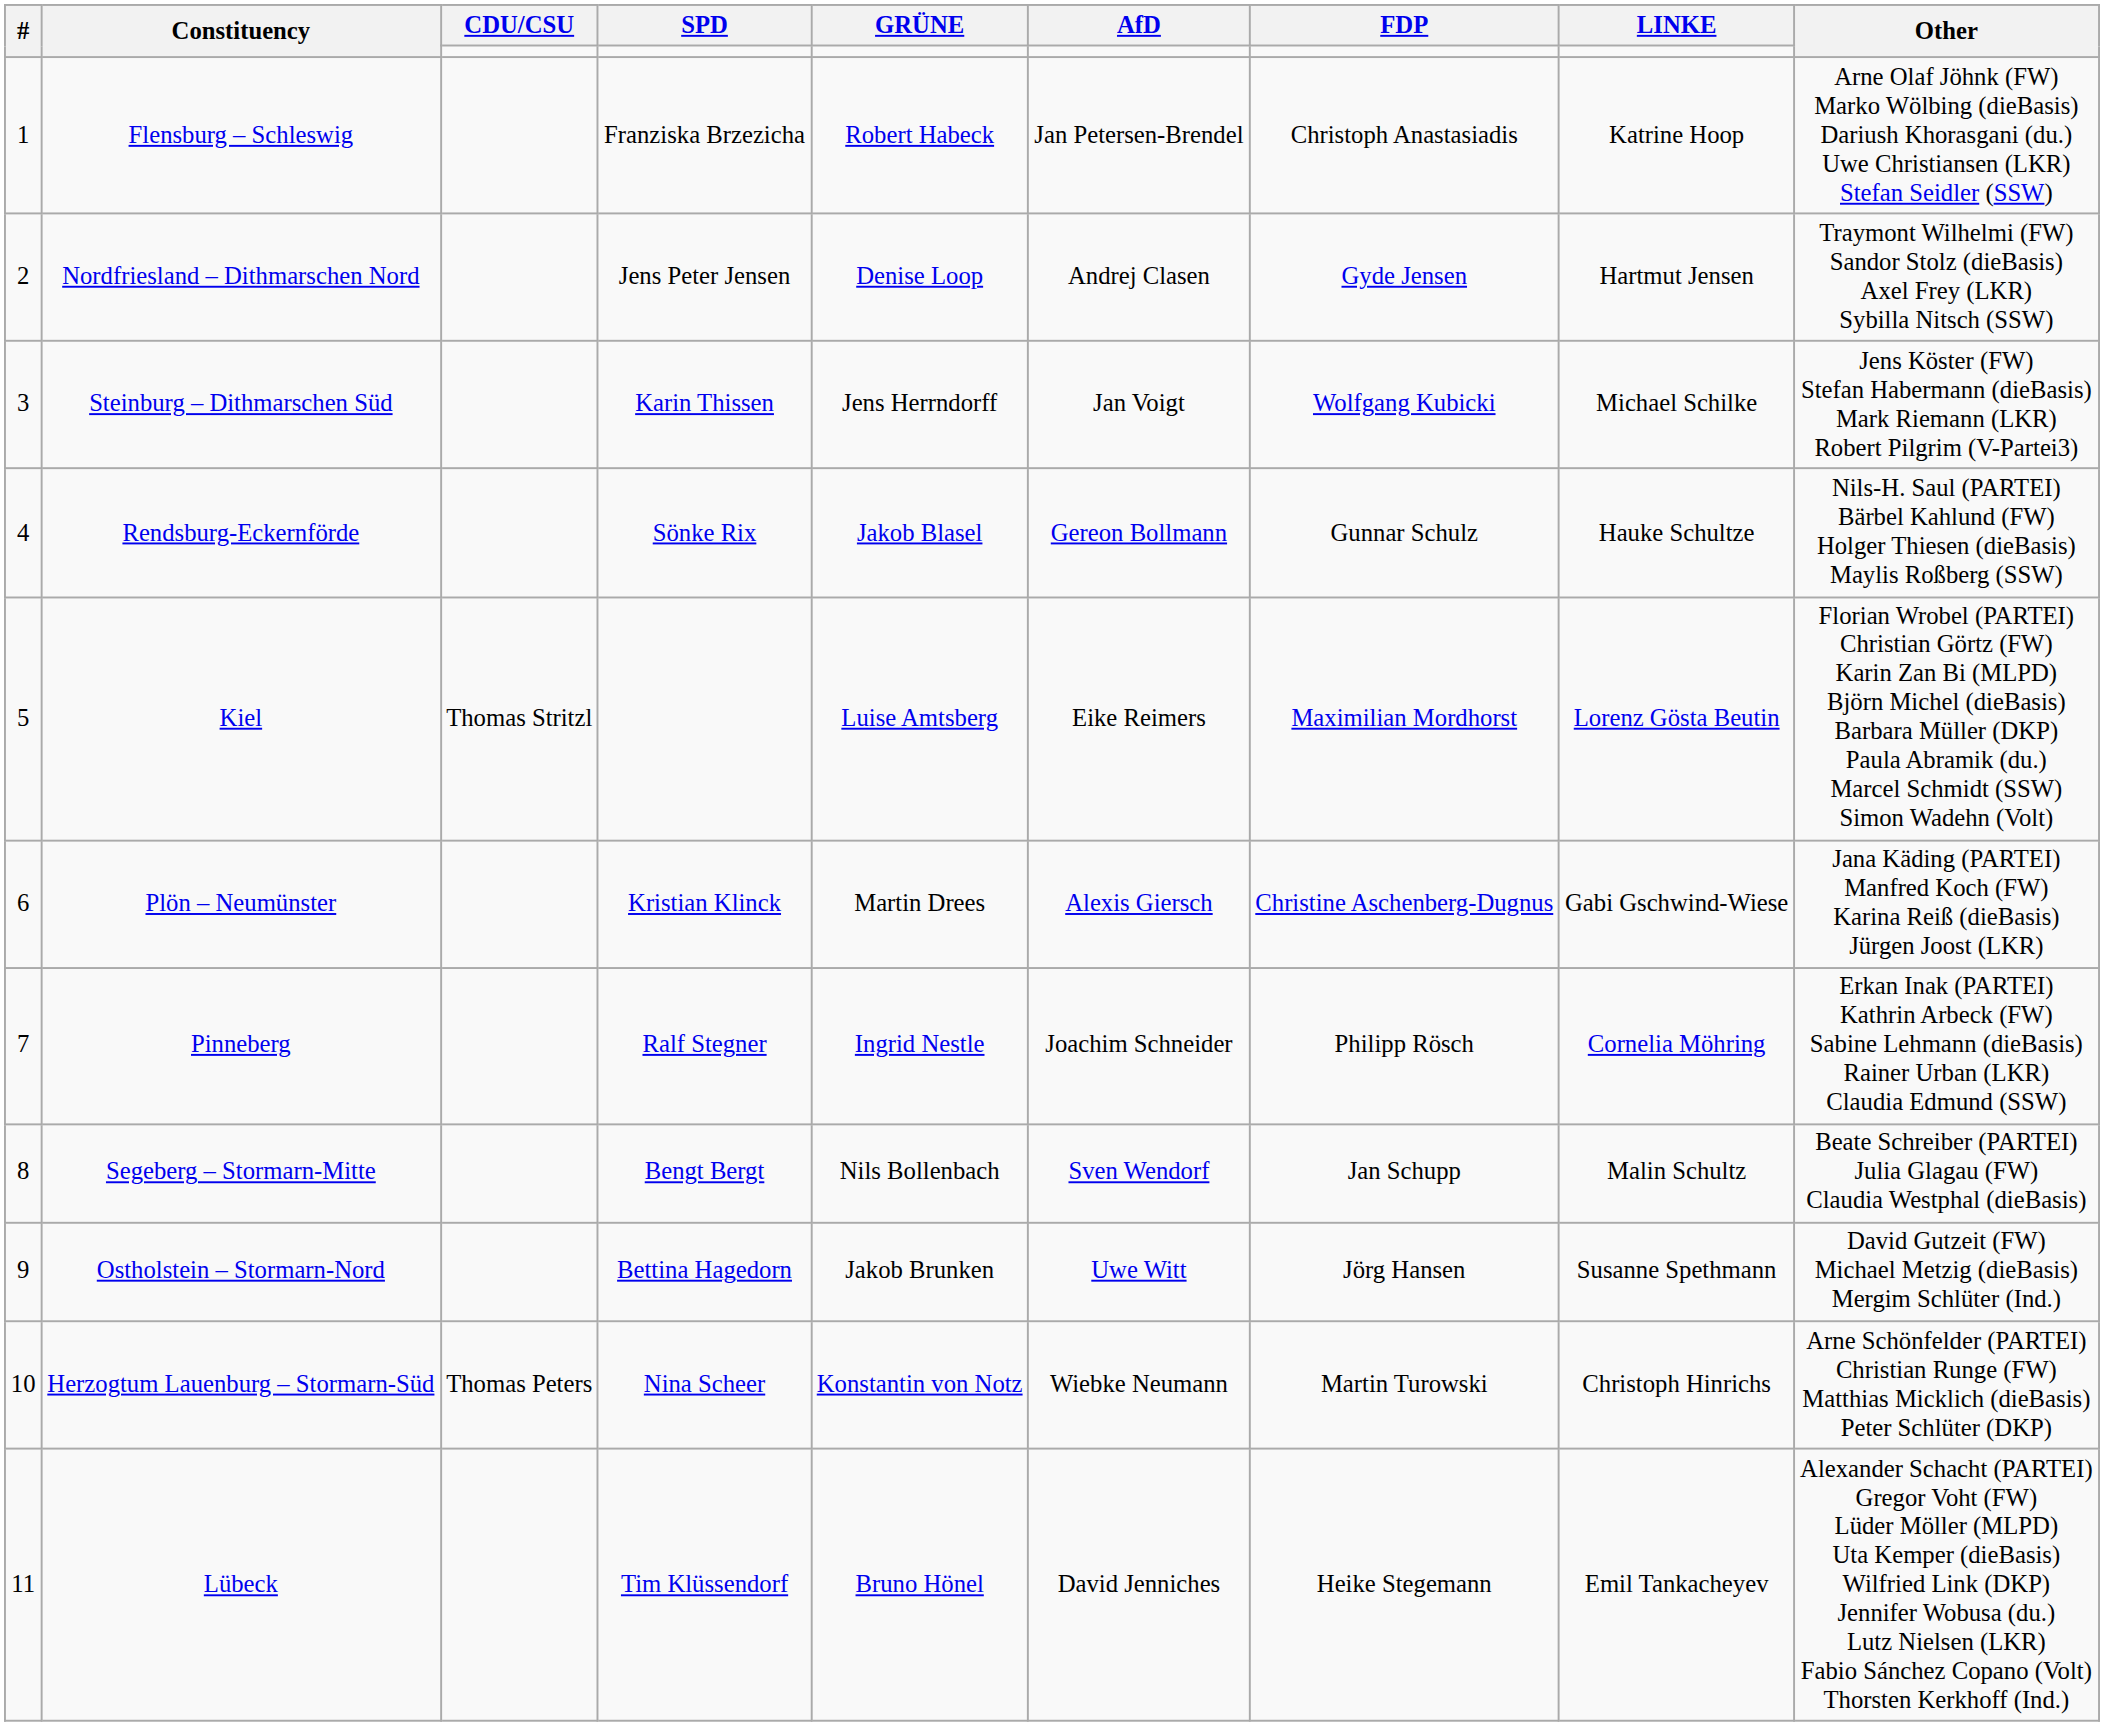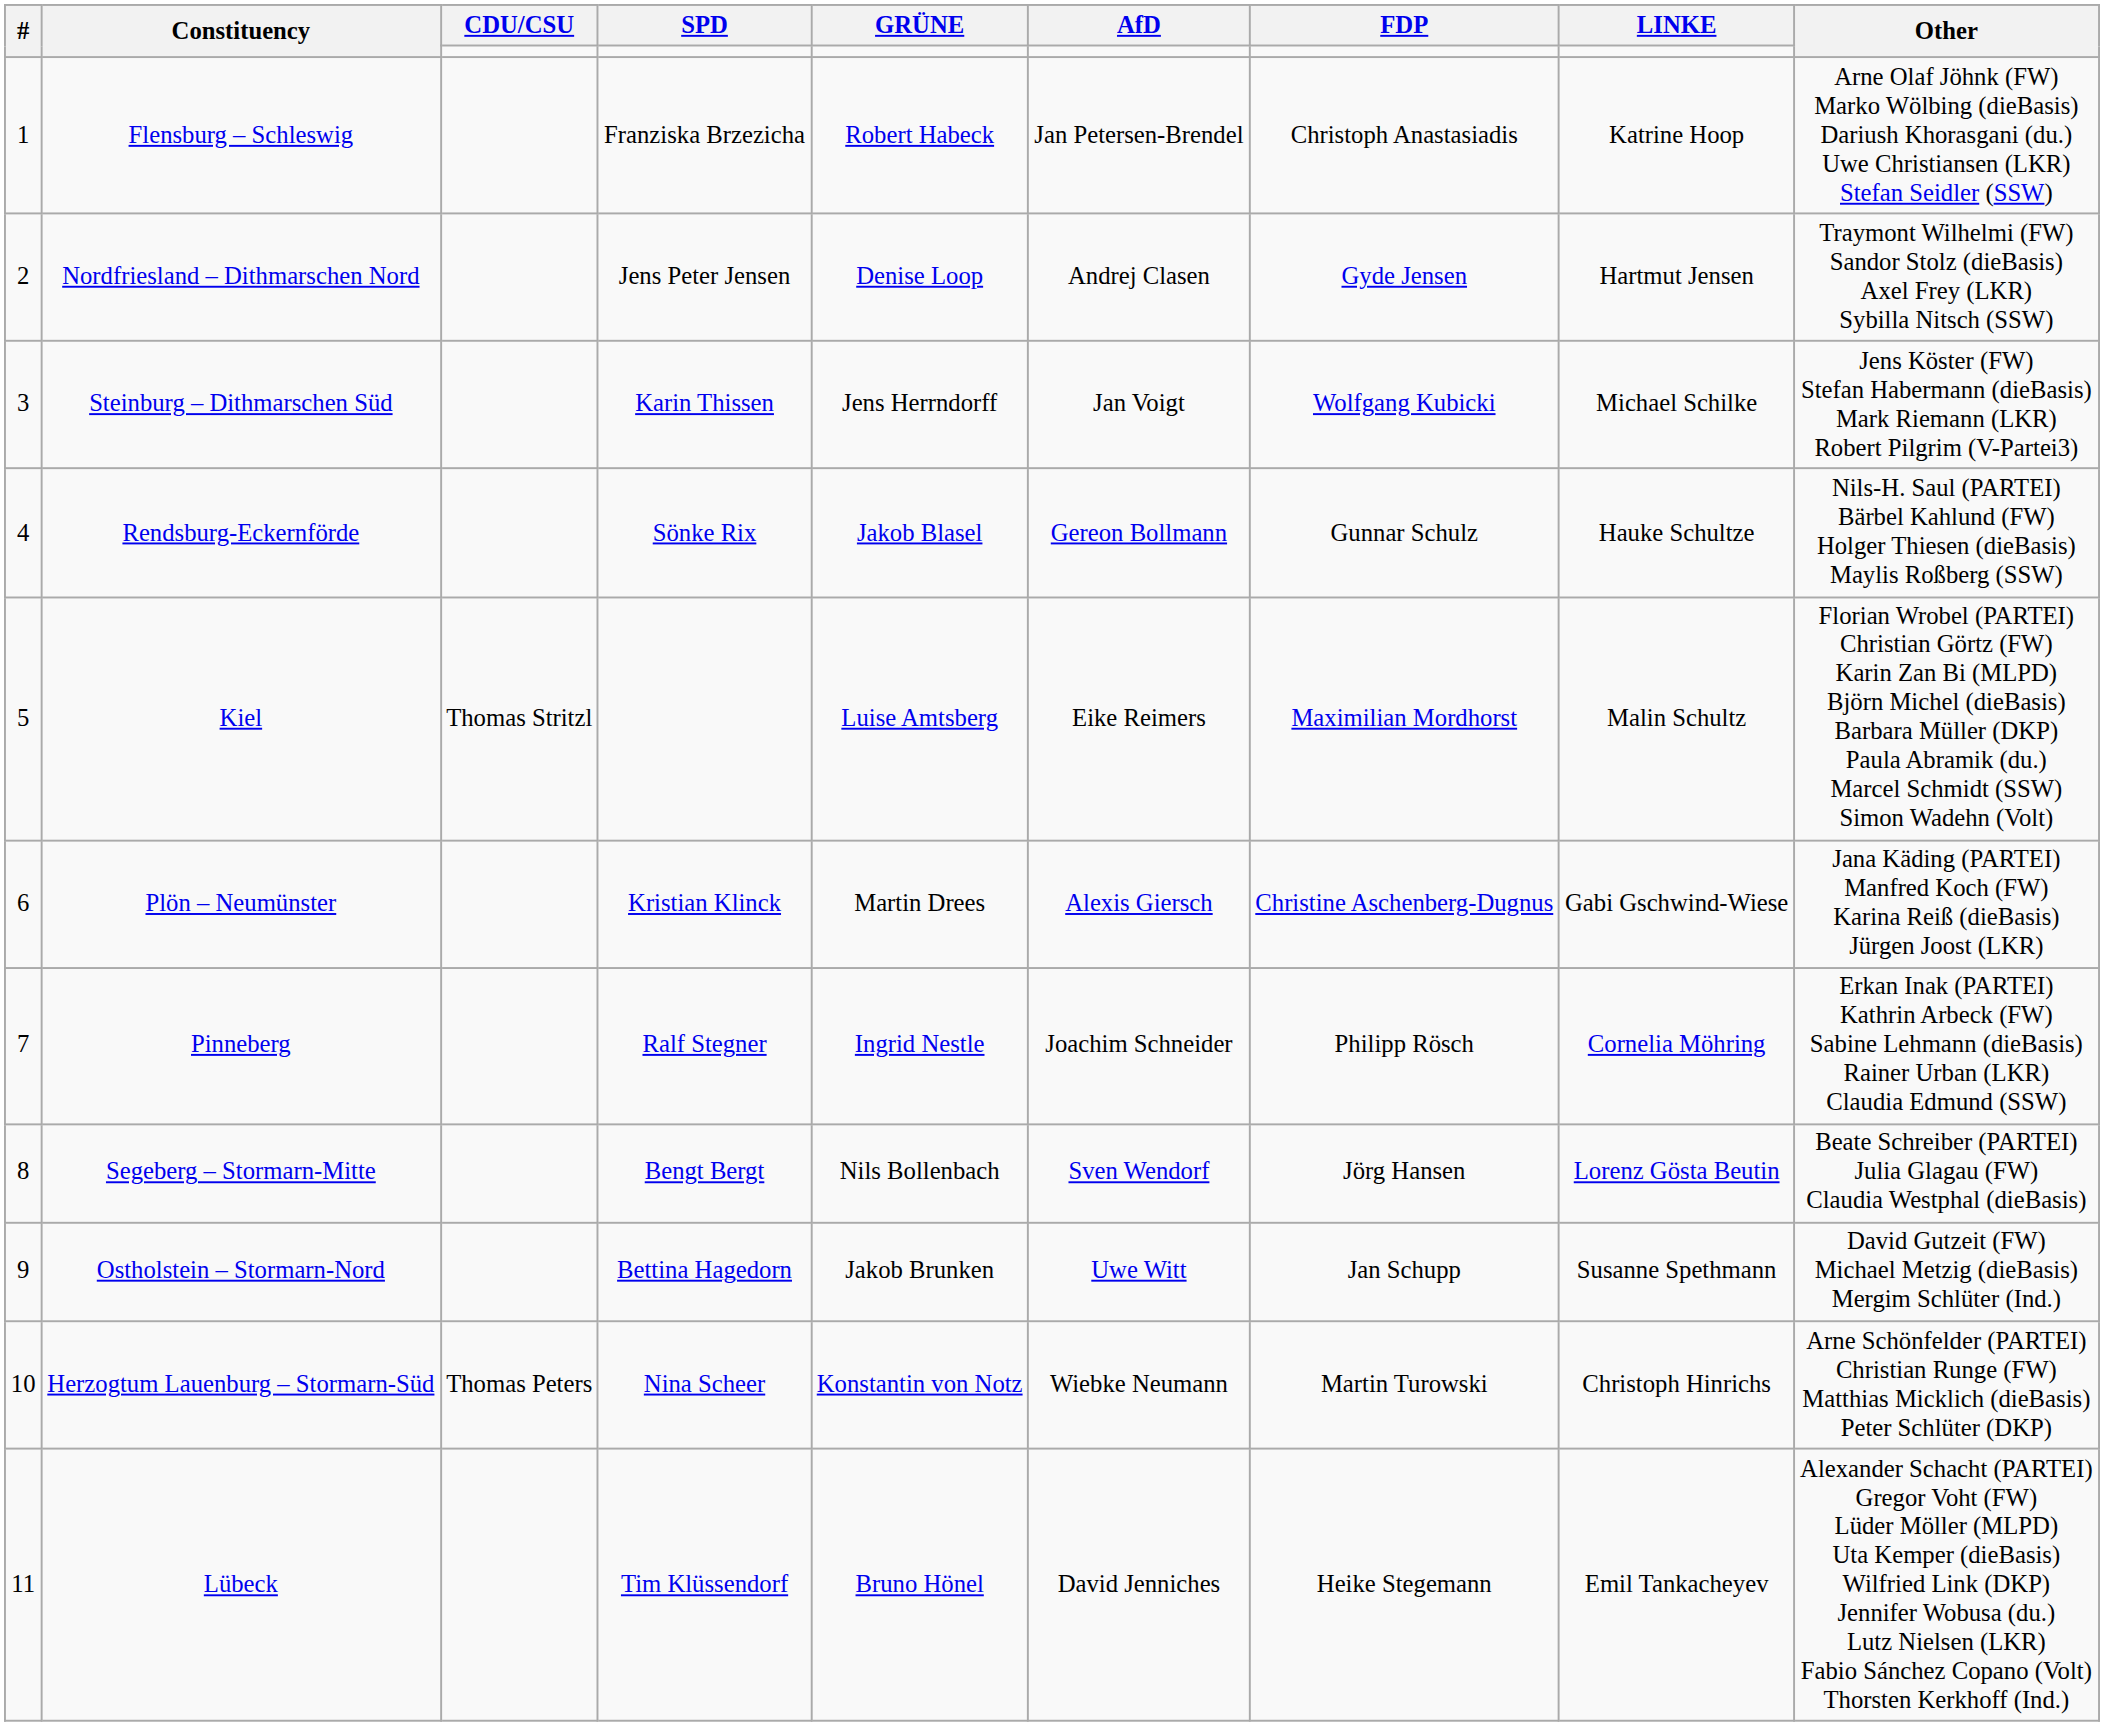(1677, 717) Lorenz Gösta Beutin -> (1677, 717) Malin Schultz
(1404, 1172) Jan Schupp -> (1404, 1172) Jörg Hansen
(1677, 1172) Malin Schultz -> (1677, 1172) Lorenz Gösta Beutin
(1404, 1271) Jörg Hansen -> (1404, 1271) Jan Schupp
